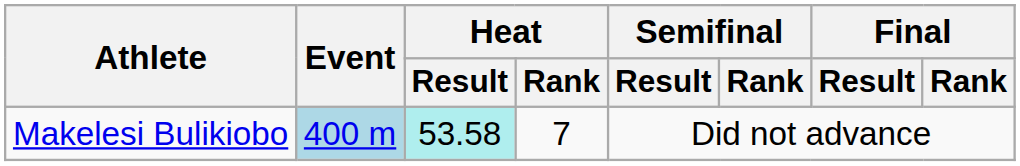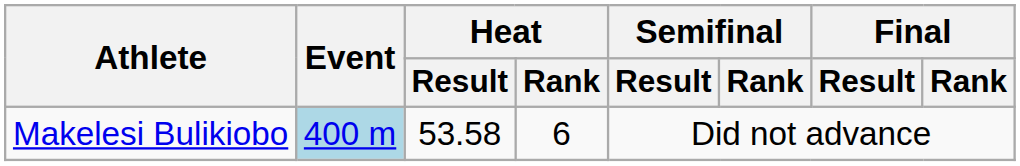(460, 134) paleturquoise background -> (460, 134) no background
(561, 134) 7 -> (561, 134) 6
